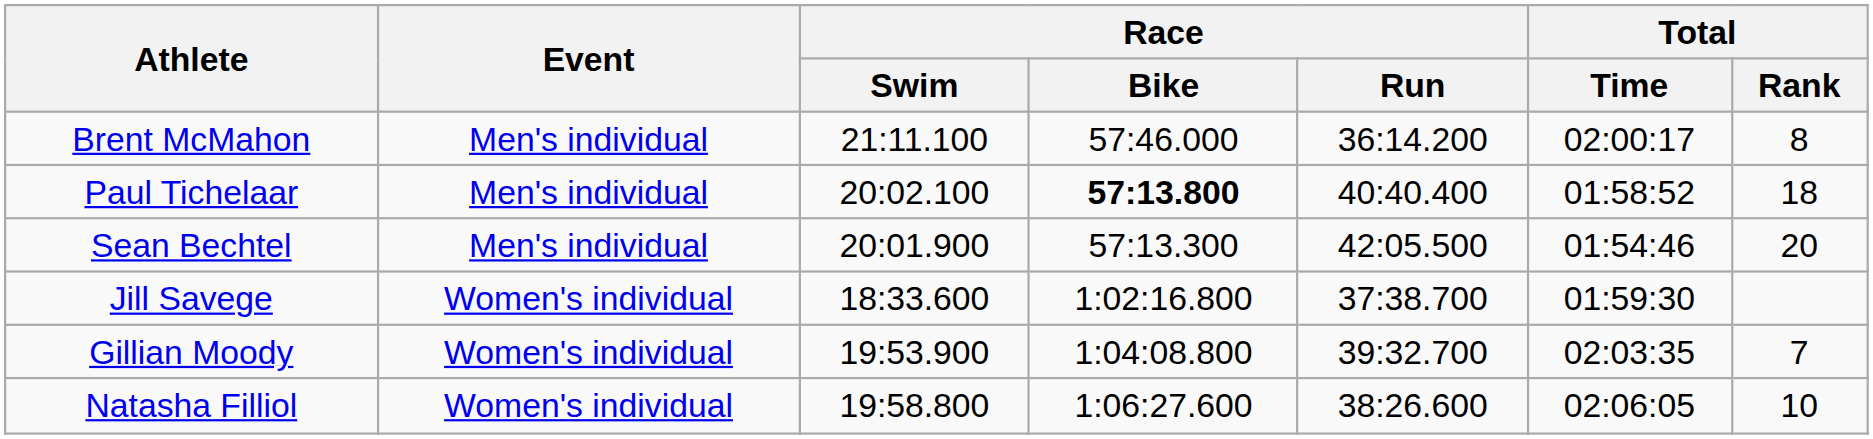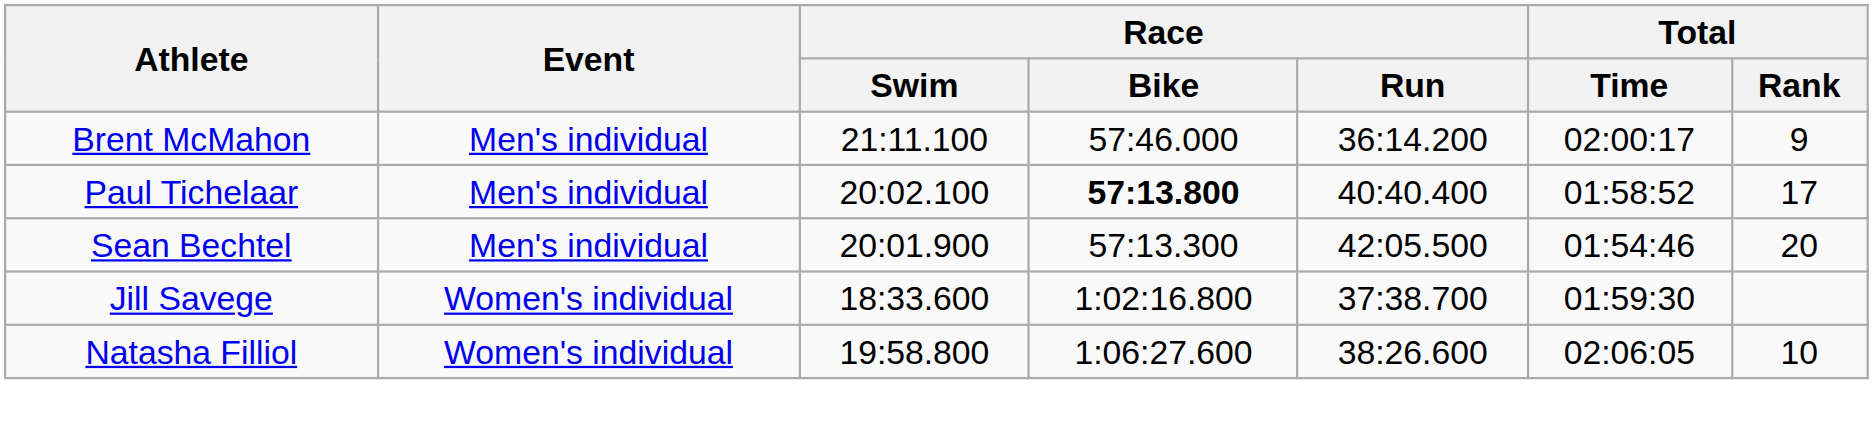(1799, 139) 8 -> (1799, 139) 9
(1799, 192) 18 -> (1799, 192) 17
- row: (191, 353)
